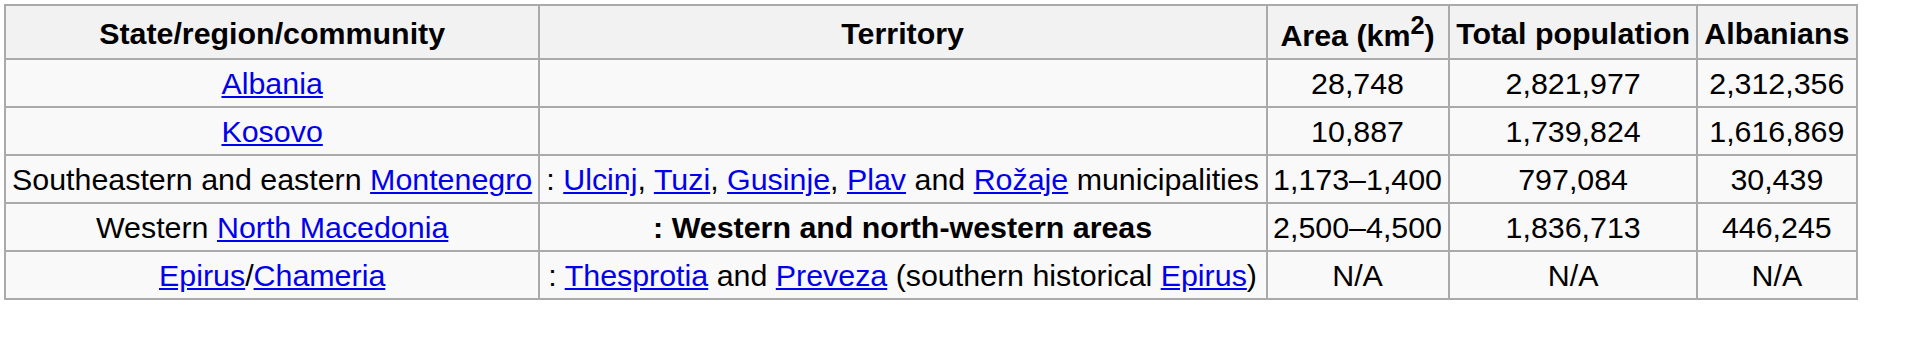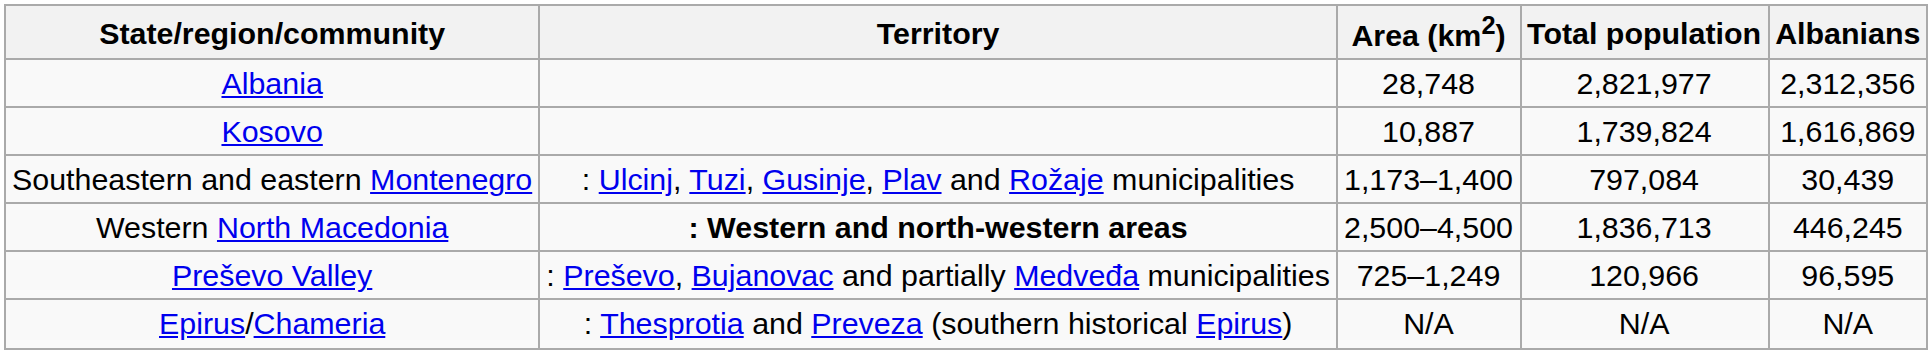+ row: (272, 276)
